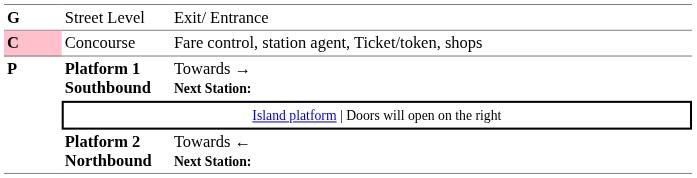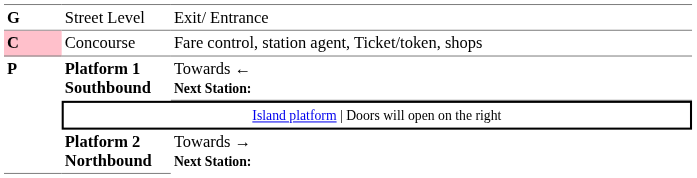(213, 78) Towards → Next Station: -> (213, 78) Towards ← Next Station:
(213, 151) Towards ← Next Station: -> (213, 151) Towards → Next Station:
